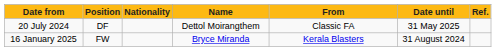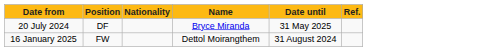- column: (333, 12)
(221, 26) Dettol Moirangthem -> (221, 26) Bryce Miranda
(221, 40) Bryce Miranda -> (221, 40) Dettol Moirangthem
